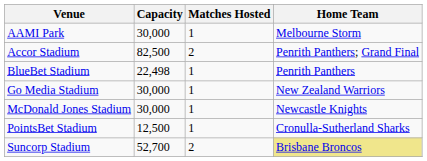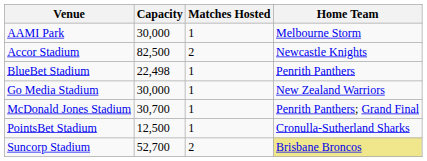(348, 52) Penrith Panthers; Grand Final -> (322, 52) Newcastle Knights
(153, 109) 30,000 -> (153, 109) 30,700
(322, 109) Newcastle Knights -> (348, 109) Penrith Panthers; Grand Final
